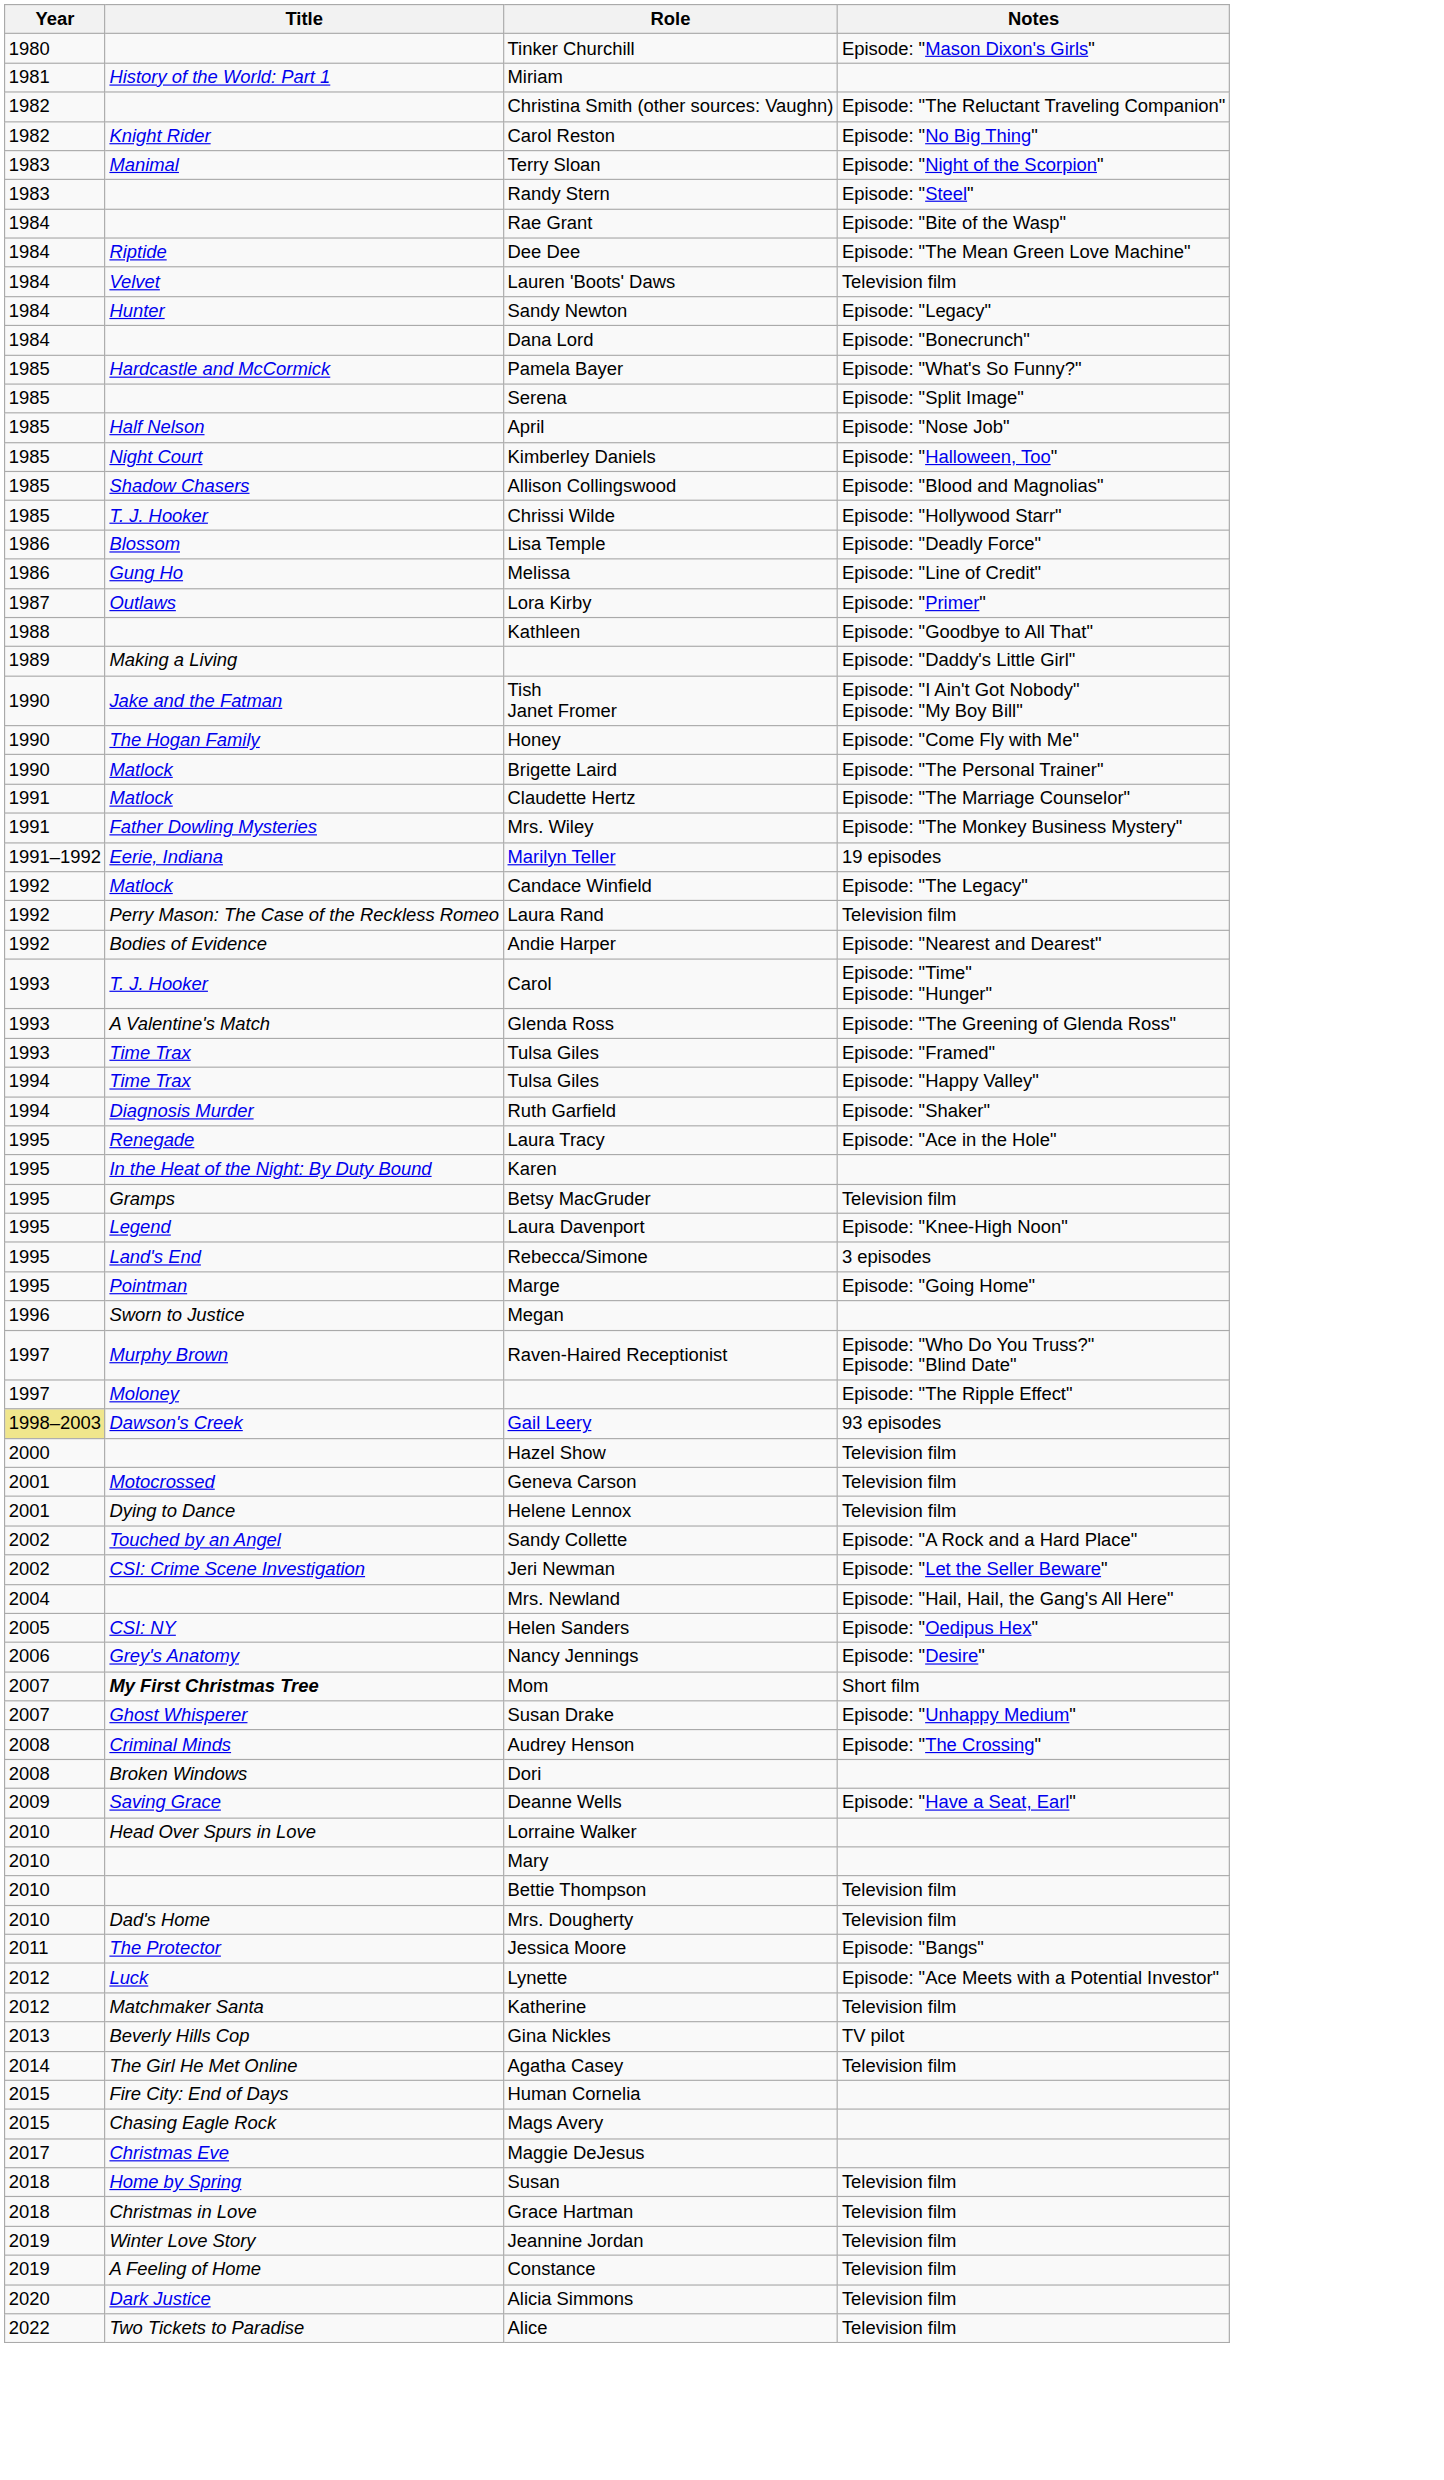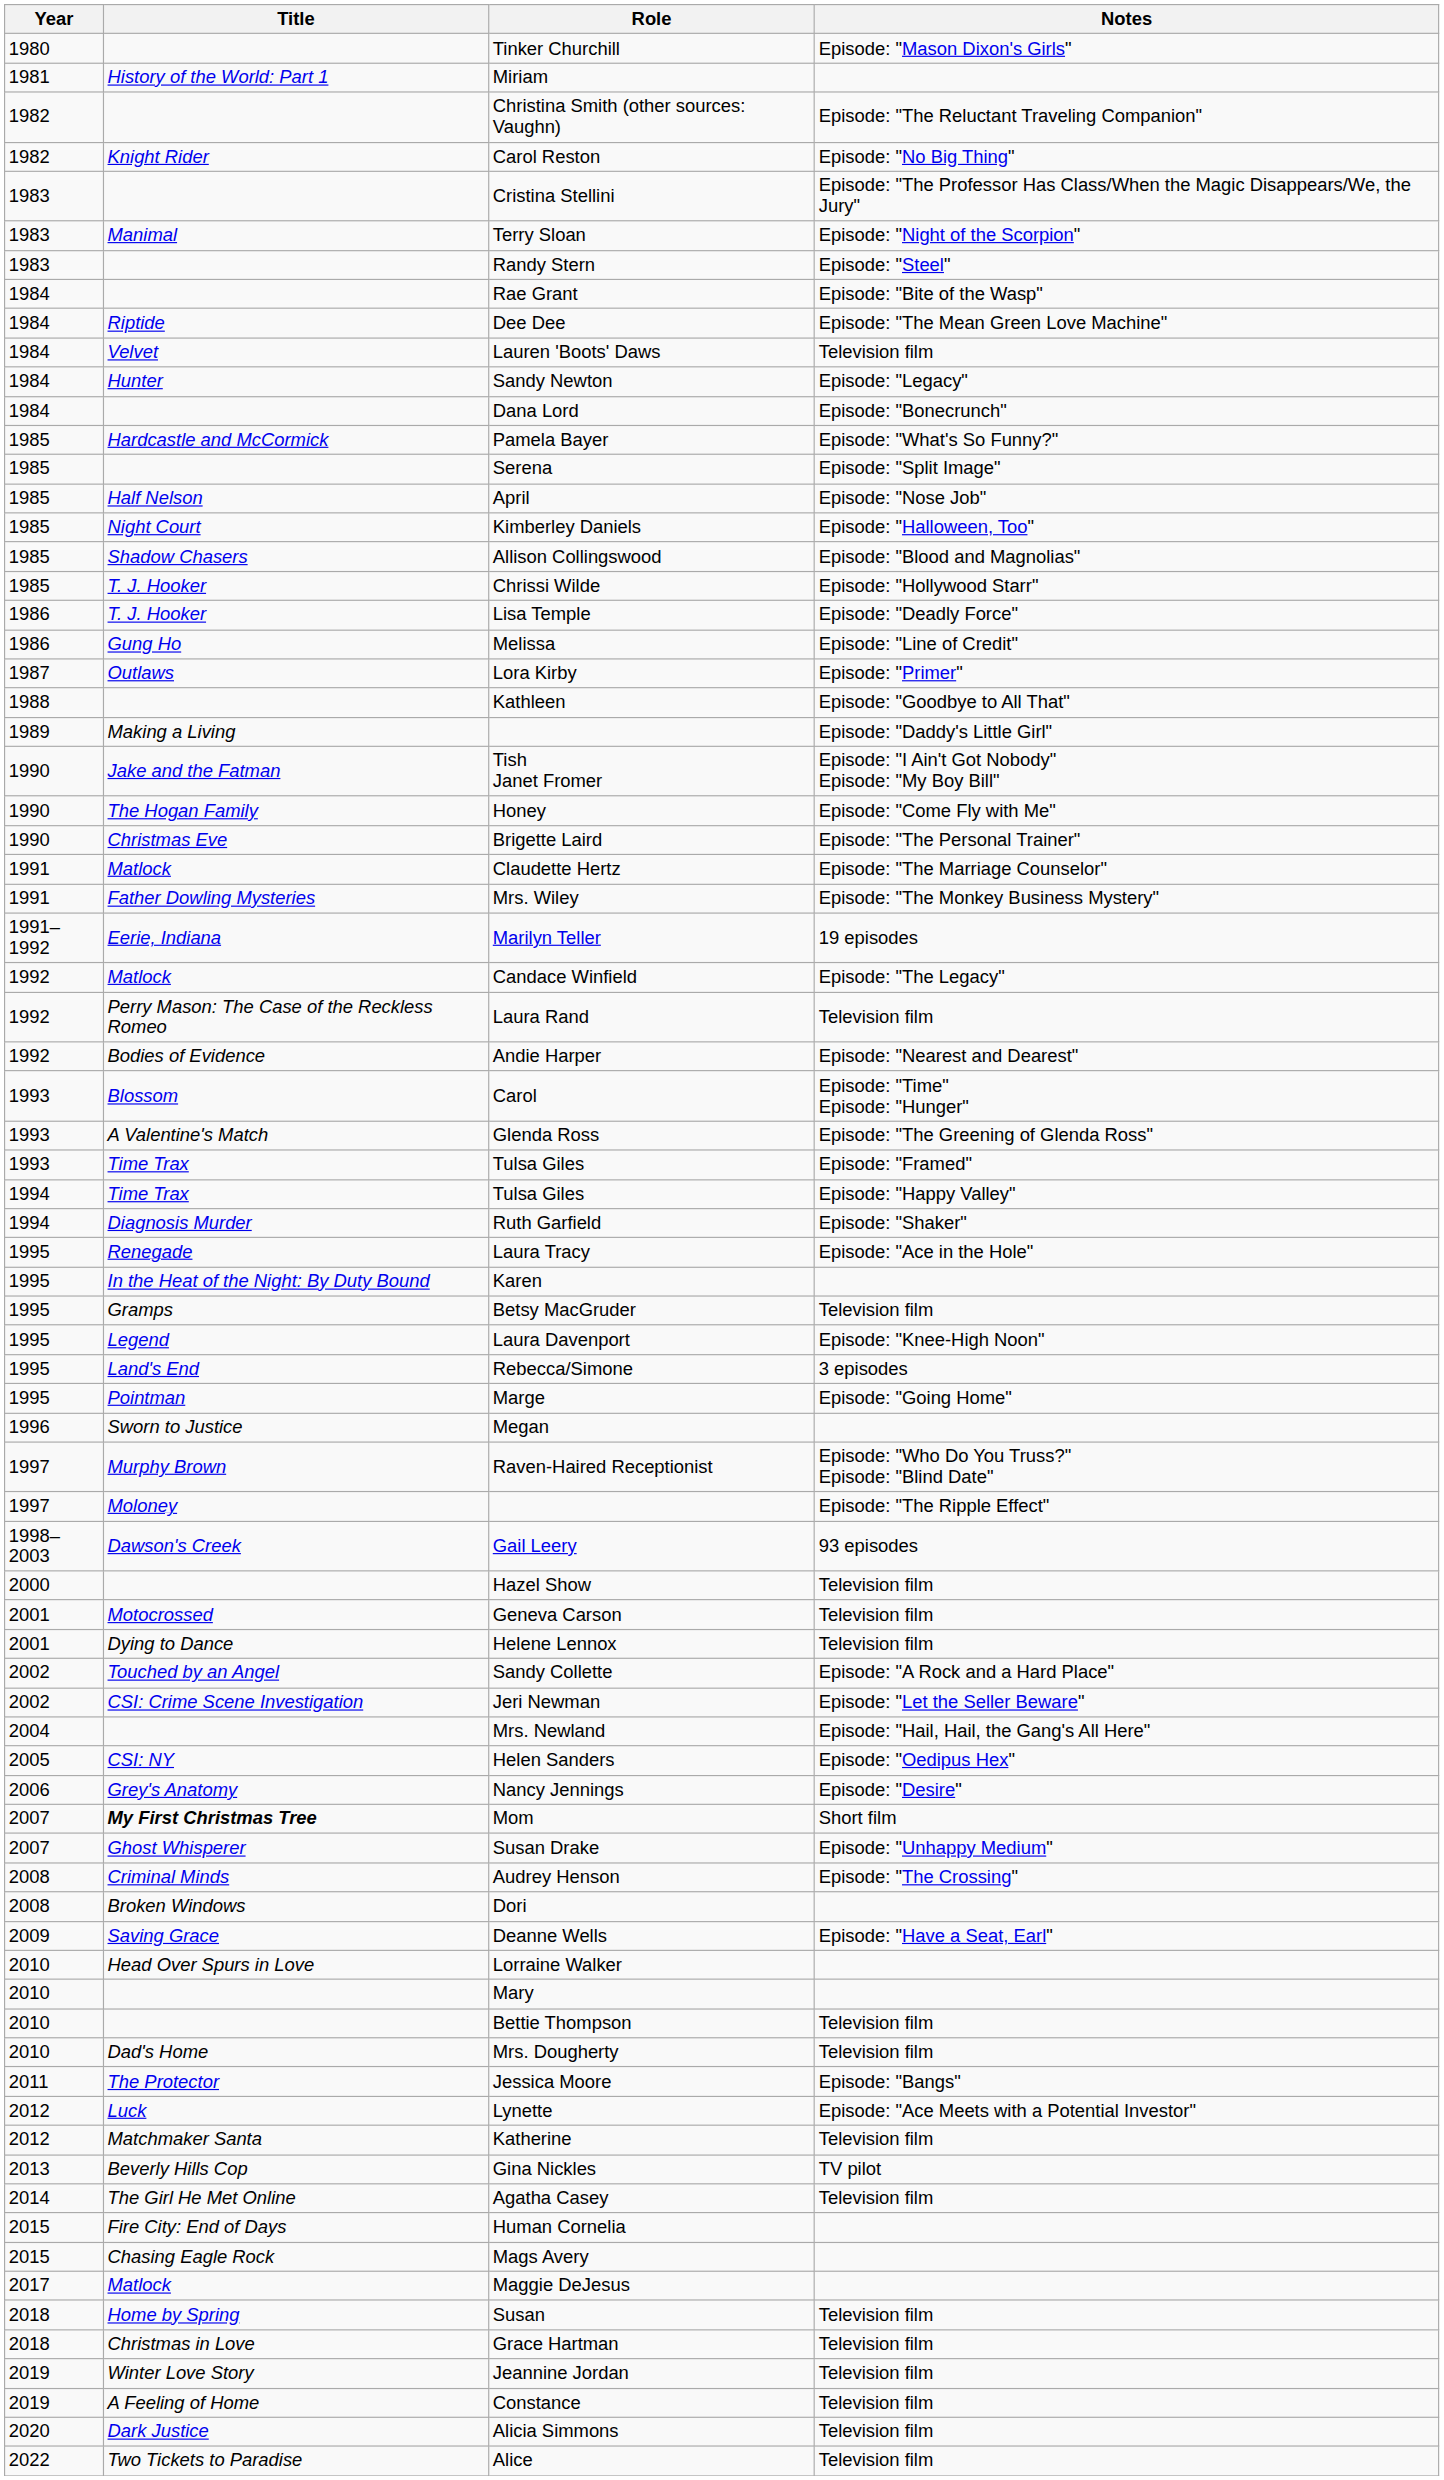+ row: (554, 196)
(145, 544) Blossom -> (157, 614) T. J. Hooker
(141, 769) Matlock -> (167, 839) Christmas Eve
(159, 983) T. J. Hooker -> (143, 1095) Blossom
(55, 1423) khaki background -> (34, 1545) no background
(169, 2153) Christmas Eve -> (139, 2285) Matlock
